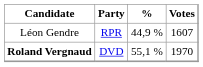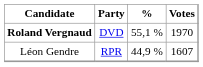rows swapped: (50, 51) <-> (50, 32)
